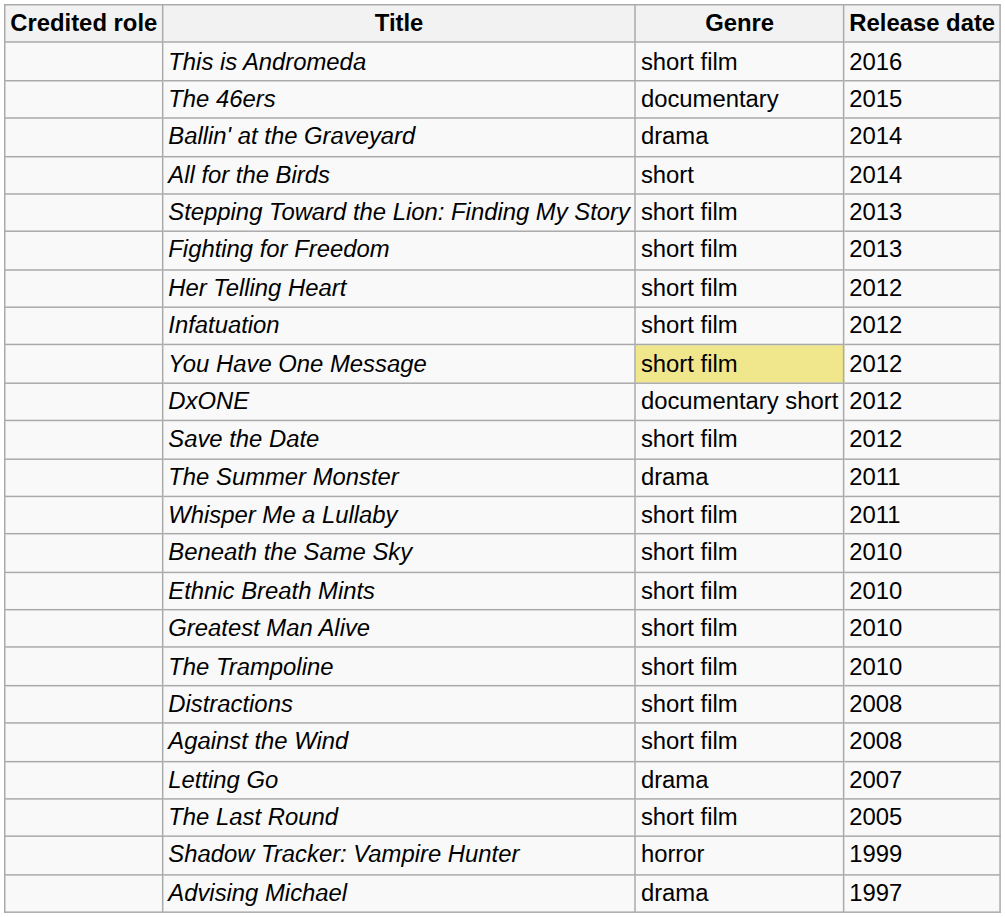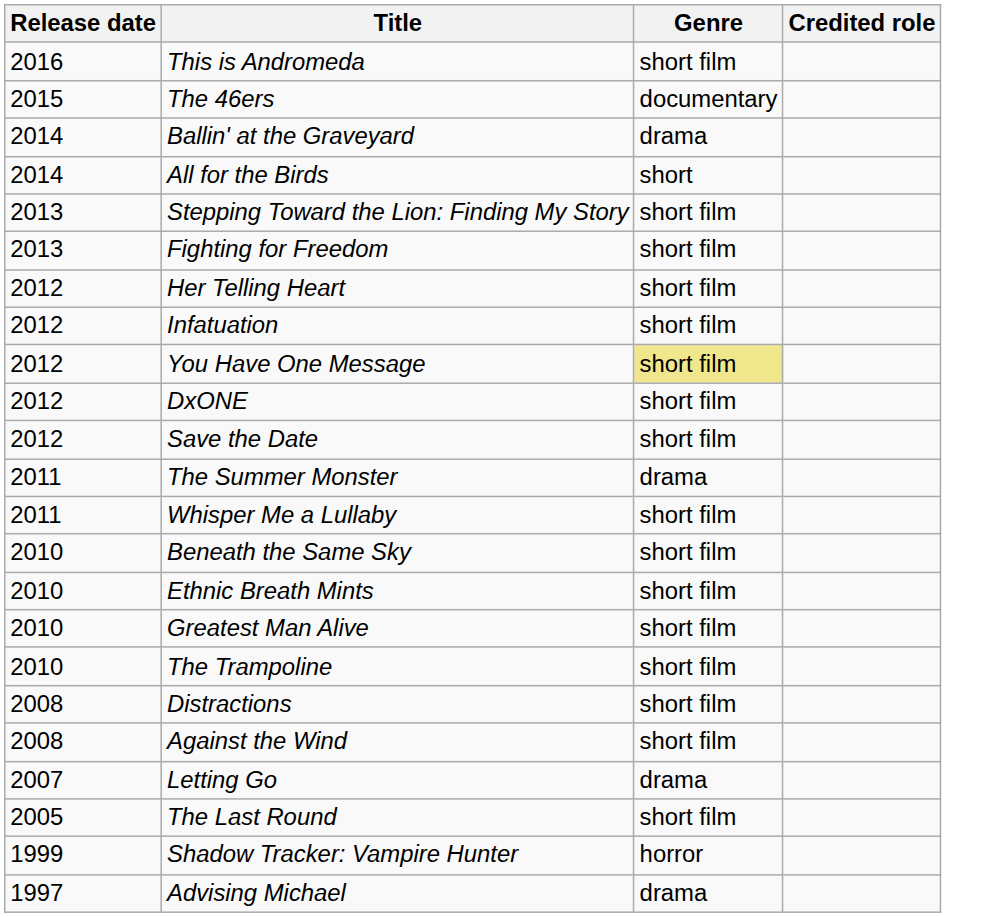columns swapped: (922, 23) <-> (84, 23)
(740, 401) documentary short -> (688, 401) short film
